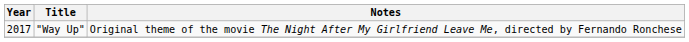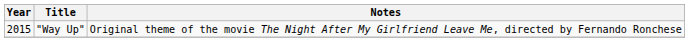(19, 29) 2017 -> (19, 29) 2015
